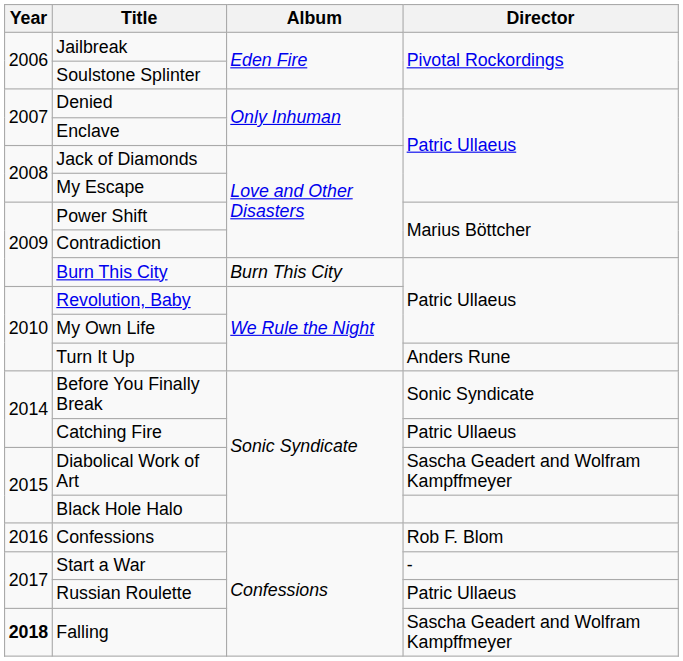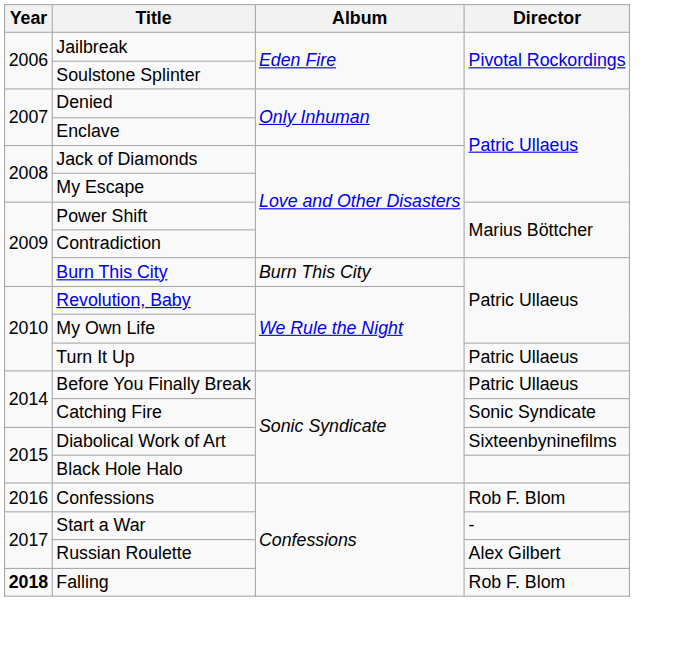(459, 356) Anders Rune -> (523, 356) Patric Ullaeus
(470, 394) Sonic Syndicate -> (523, 384) Patric Ullaeus
(461, 432) Patric Ullaeus -> (532, 412) Sonic Syndicate
(523, 471) Sascha Geadert and Wolfram Kampffmeyer -> (543, 441) Sixteenbyninefilms
(461, 593) Patric Ullaeus -> (514, 553) Alex Gilbert
(523, 631) Sascha Geadert and Wolfram Kampffmeyer -> (517, 581) Rob F. Blom
